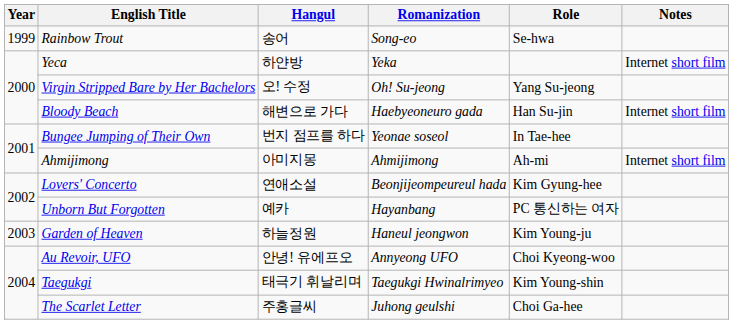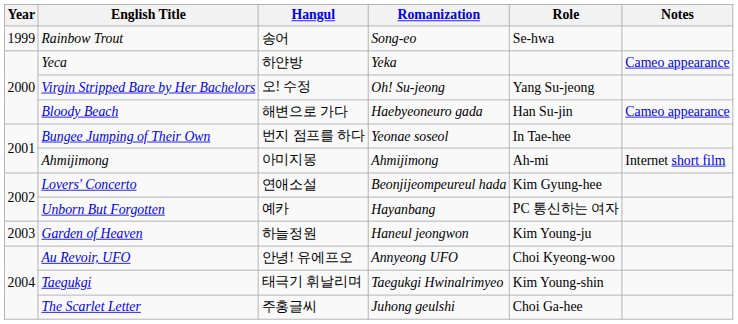(675, 62) Internet short film -> (677, 62) Cameo appearance
(675, 111) Internet short film -> (677, 111) Cameo appearance
